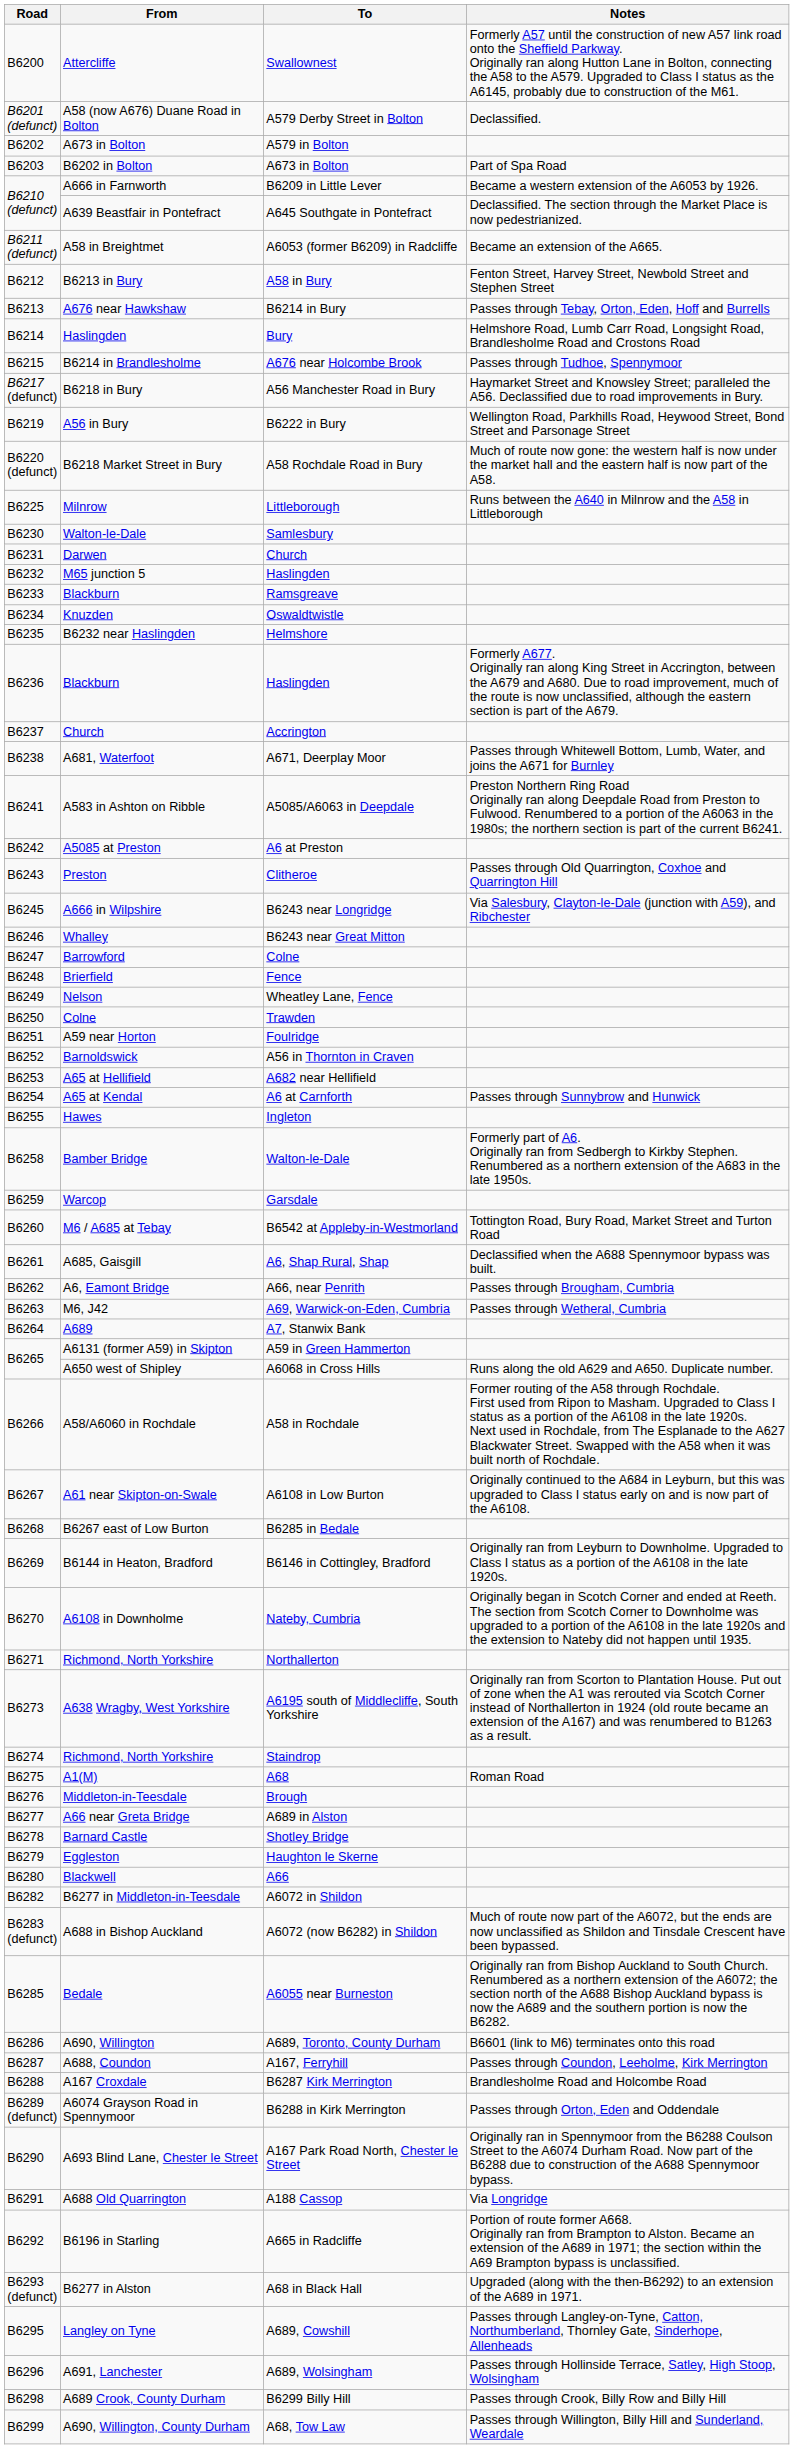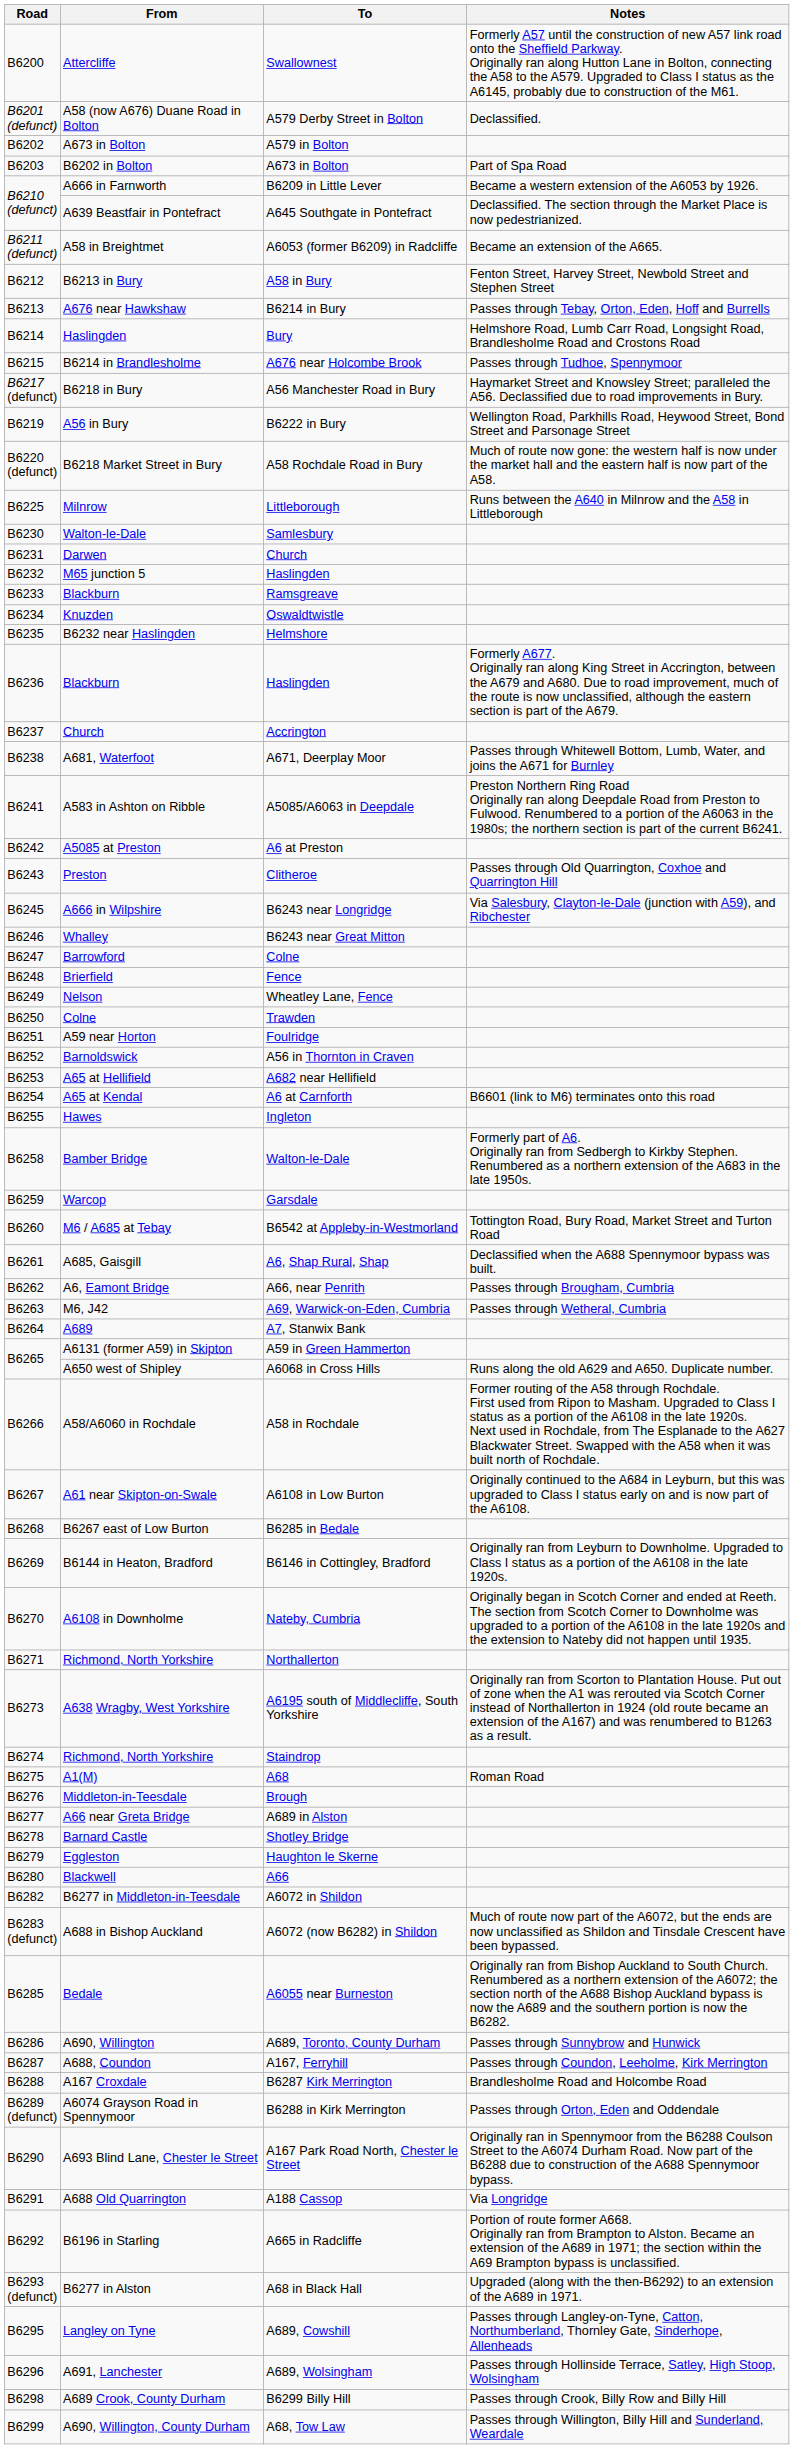(585, 1097) Passes through Sunnybrow and Hunwick -> (592, 1097) B6601 (link to M6) terminates onto this road
(592, 2042) B6601 (link to M6) terminates onto this road -> (585, 2042) Passes through Sunnybrow and Hunwick
